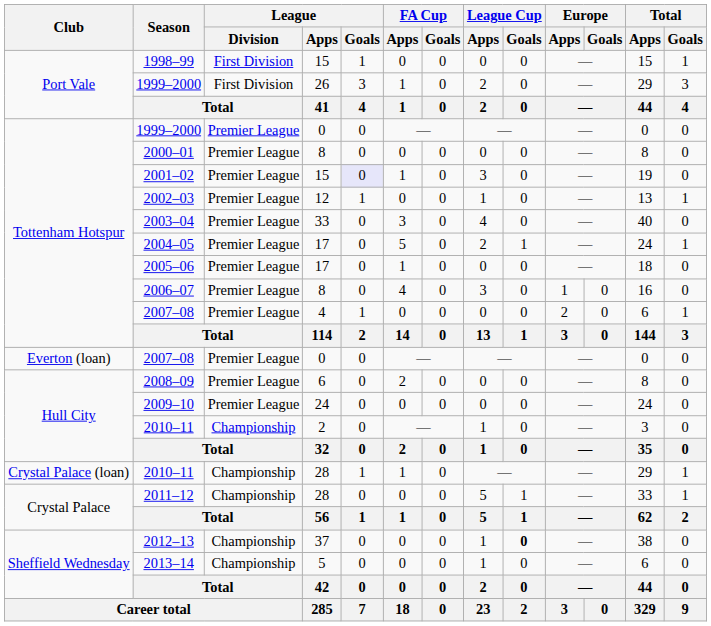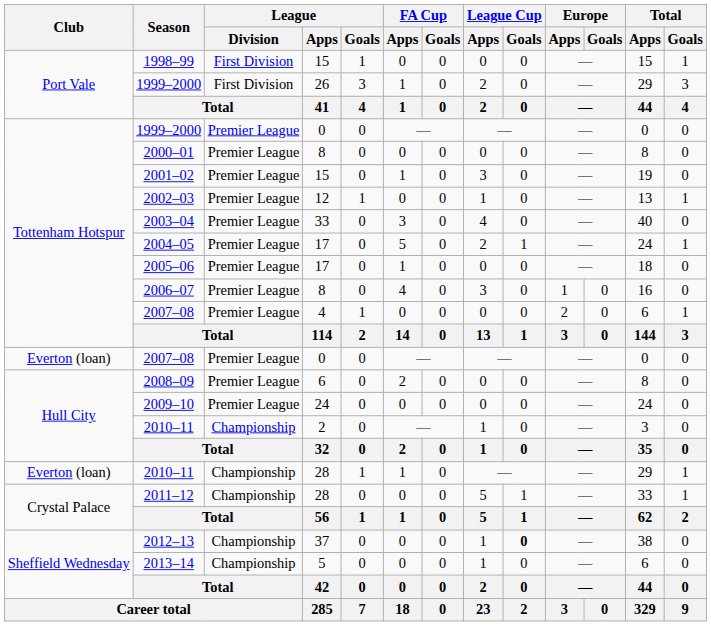(362, 175) lavender background -> (362, 175) no background
(69, 472) Crystal Palace (loan) -> (69, 472) Everton (loan)
